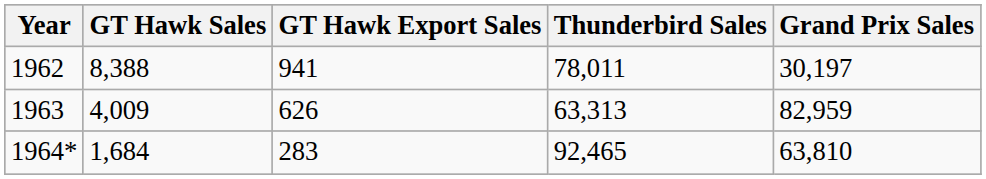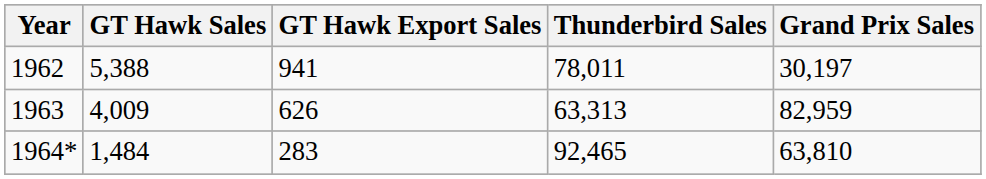(119, 67) 8,388 -> (119, 67) 5,388
(119, 151) 1,684 -> (119, 151) 1,484
